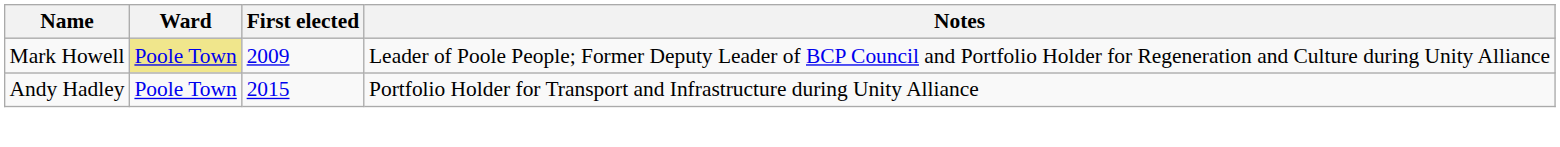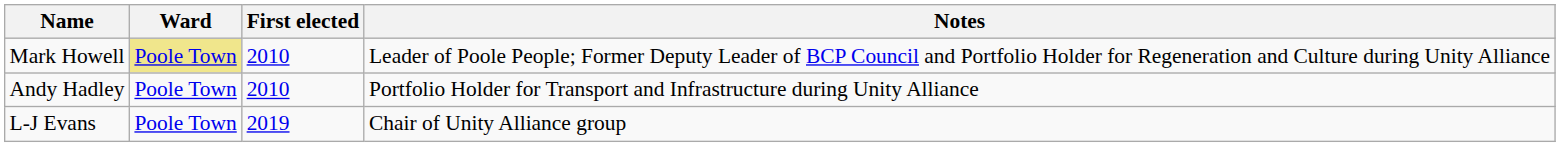(268, 55) 2009 -> (268, 55) 2010
(268, 89) 2015 -> (268, 89) 2010
+ row: (53, 123)
